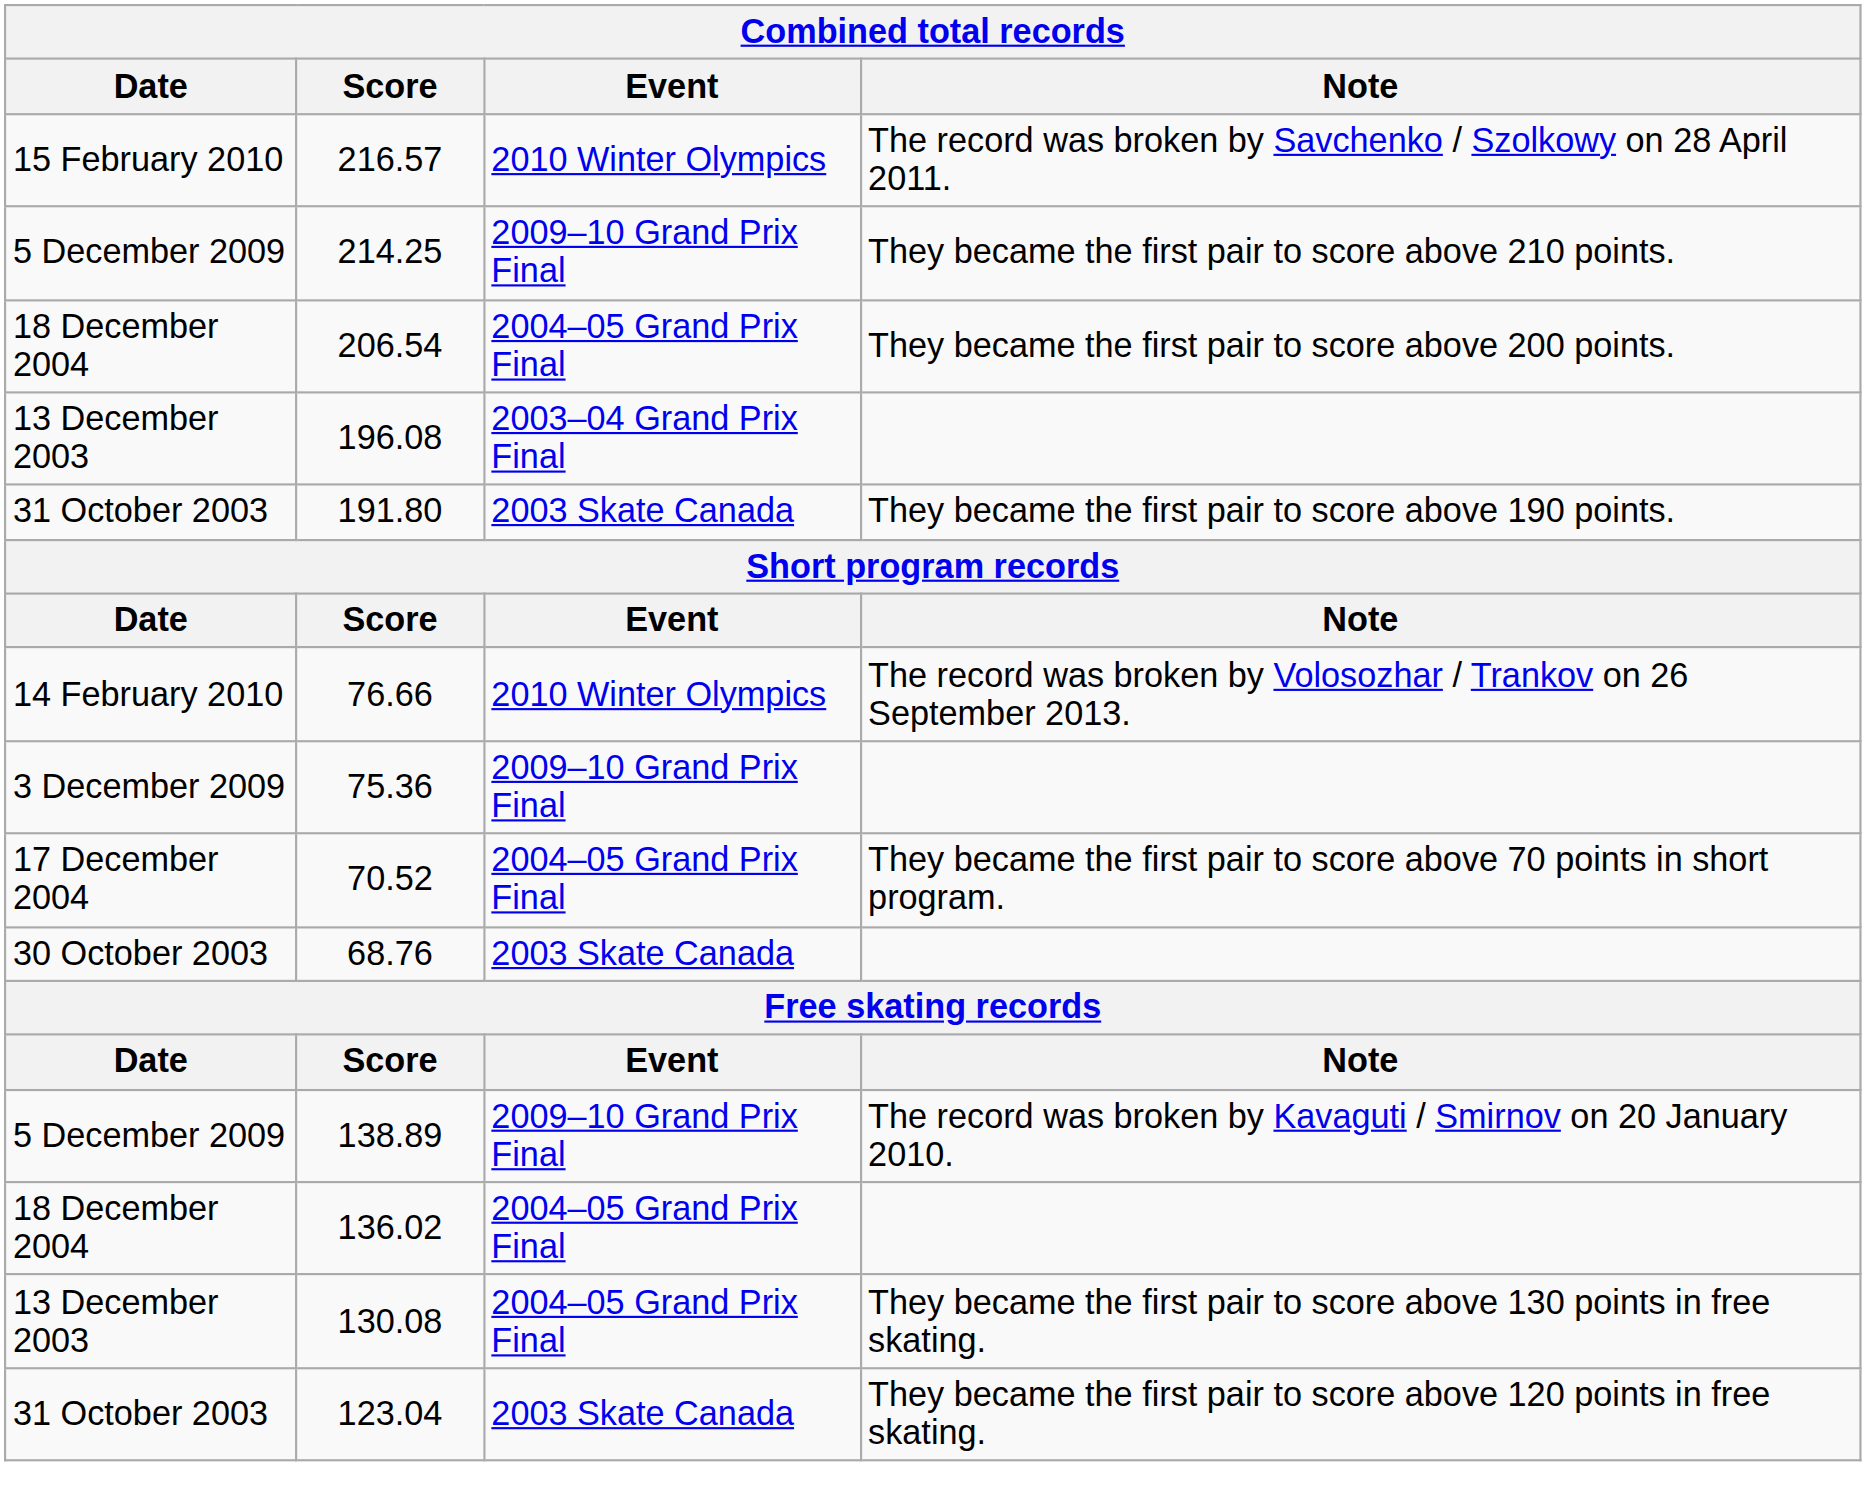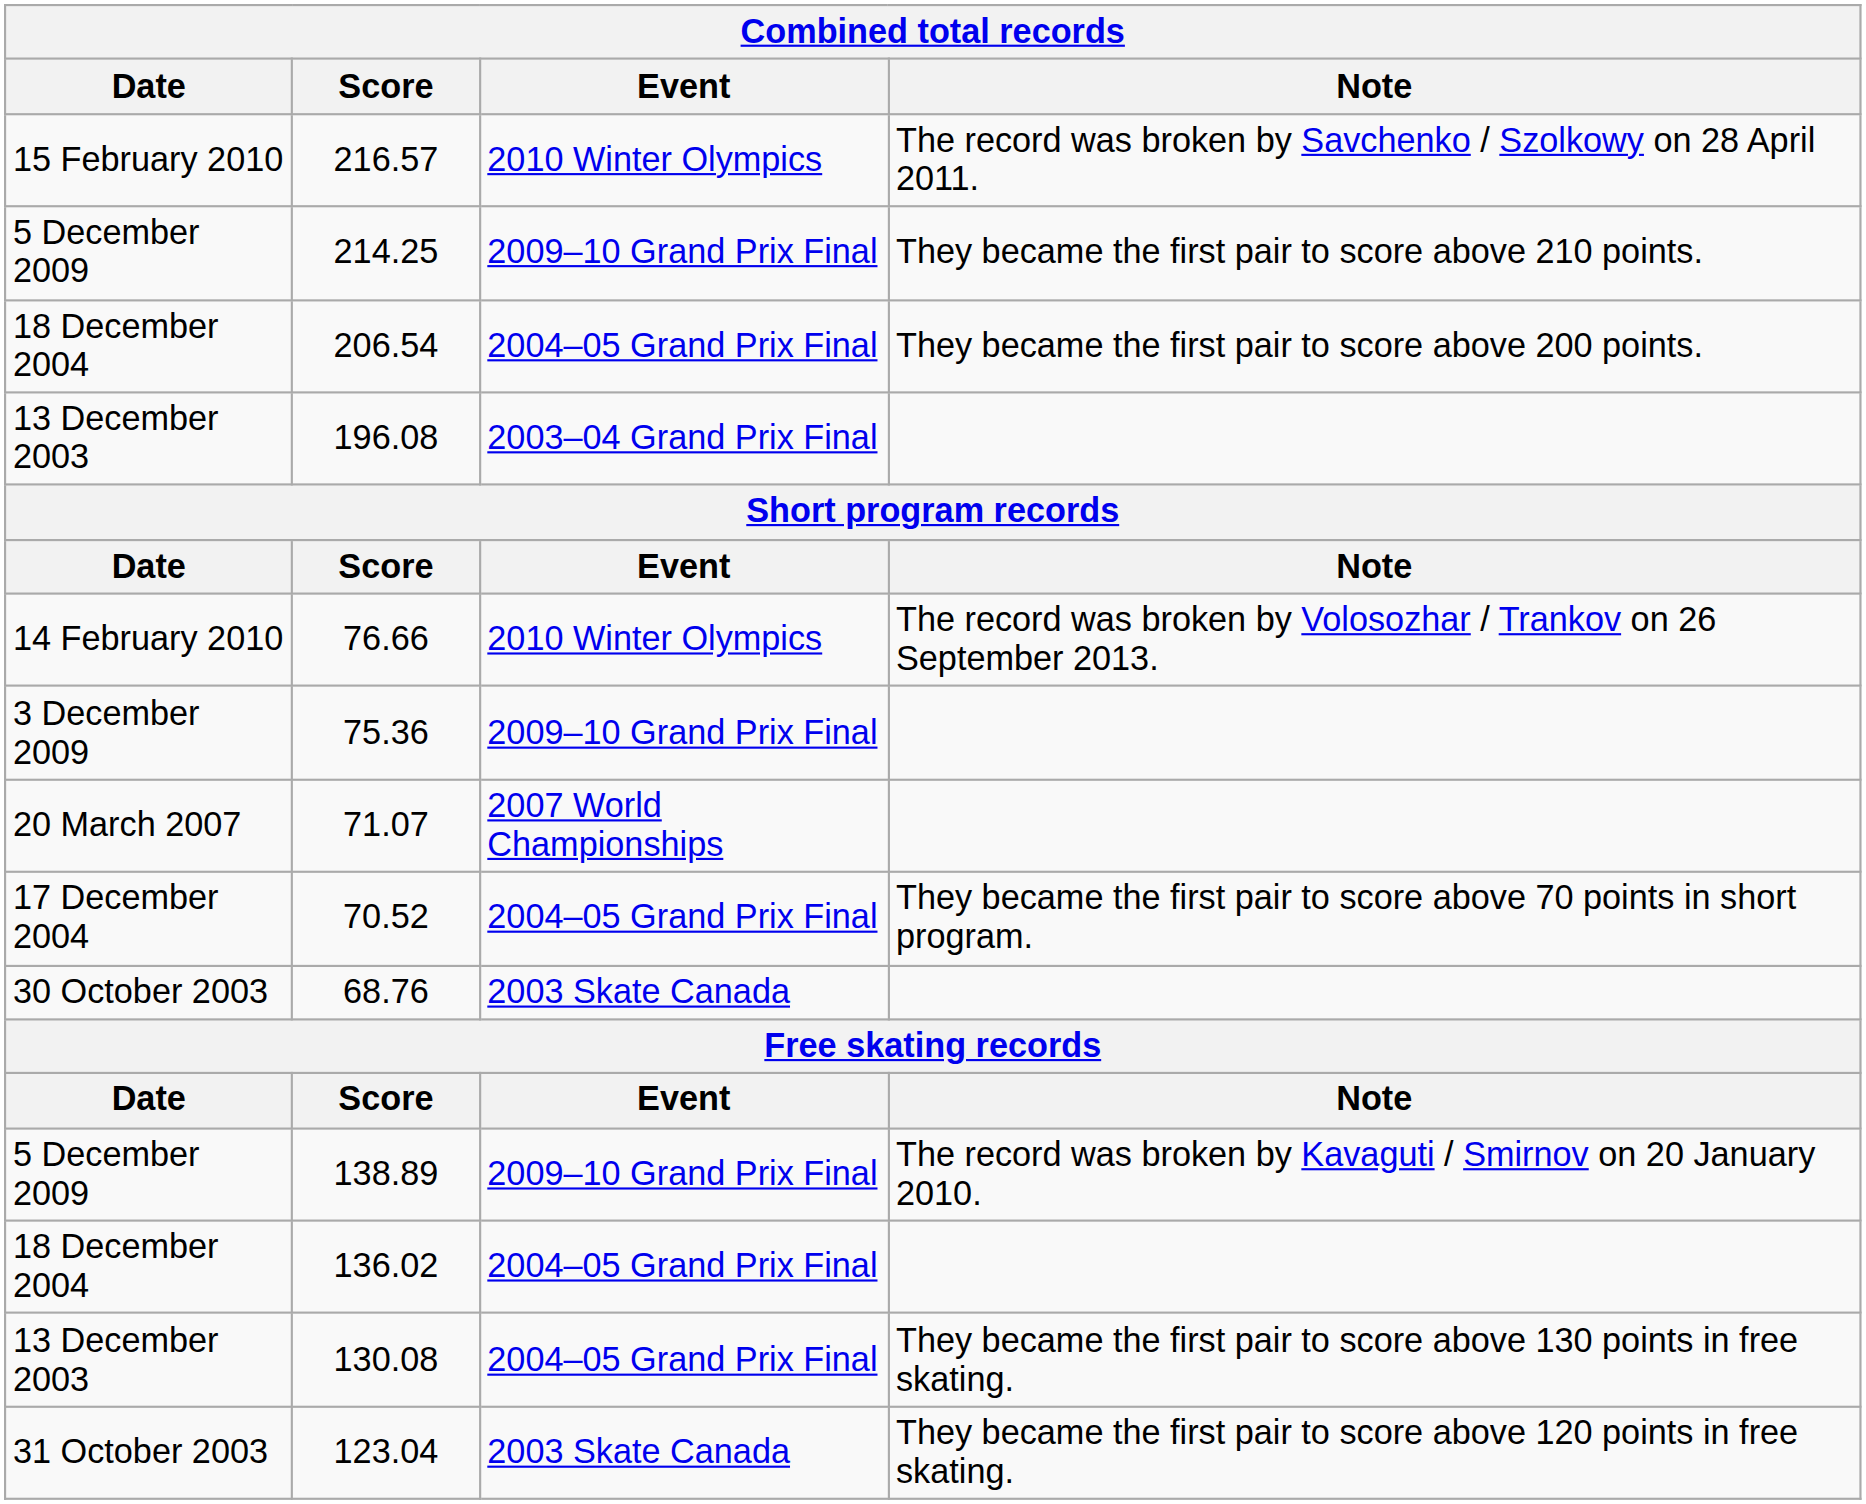- row: (390, 511)
+ row: (386, 825)
